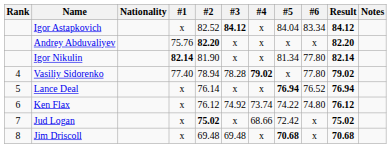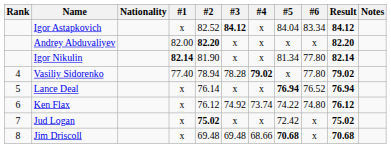(182, 43) 75.76 -> (182, 43) 82.00
(261, 120) 68.66 -> (261, 120) x
(261, 136) x -> (261, 136) 68.66
